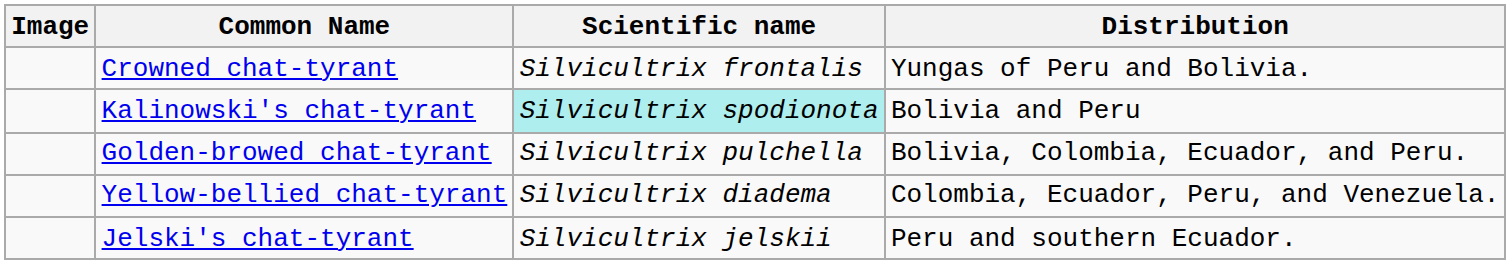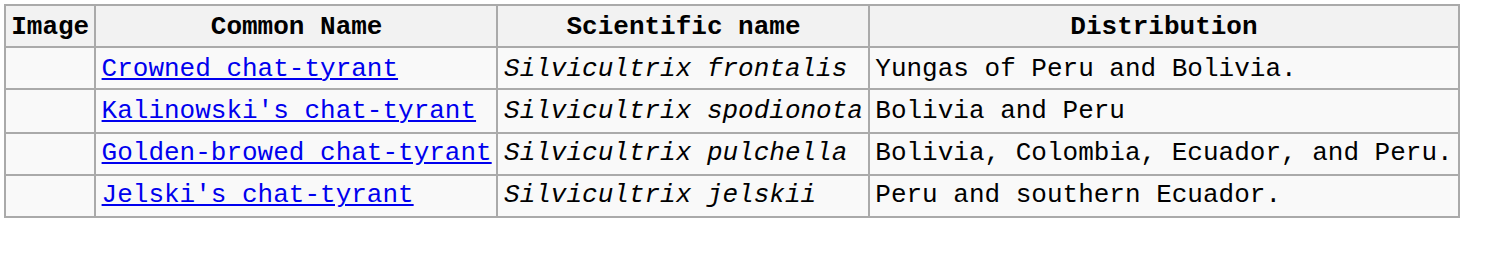(699, 111) paleturquoise background -> (684, 111) no background
- row: (304, 196)
